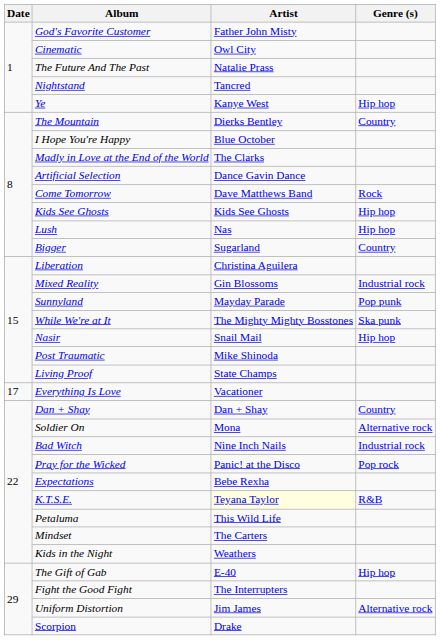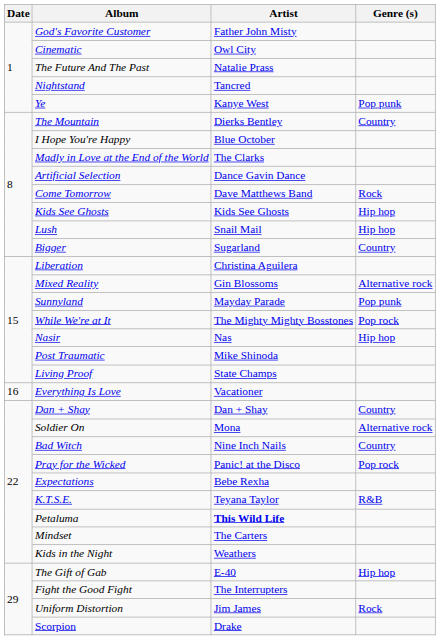(377, 103) Hip hop -> (380, 103) Pop punk
(223, 229) Nas -> (238, 229) Snail Mail
(392, 283) Industrial rock -> (395, 283) Alternative rock
(380, 319) Ska punk -> (379, 319) Pop rock
(238, 337) Snail Mail -> (223, 337) Nas
(13, 391) 17 -> (13, 391) 16
(392, 445) Industrial rock -> (377, 445) Country
(246, 499) lightyellow background -> (246, 499) no background
(247, 517) normal -> (249, 517) bold
(395, 608) Alternative rock -> (370, 608) Rock
